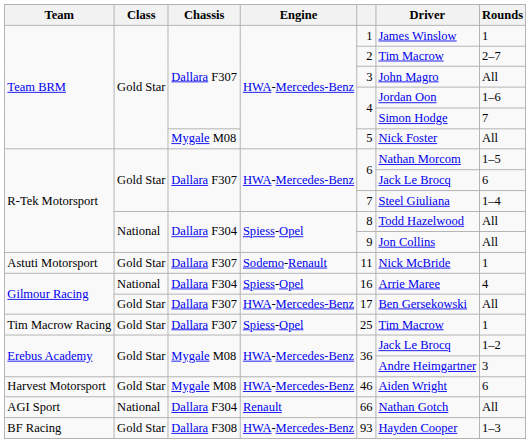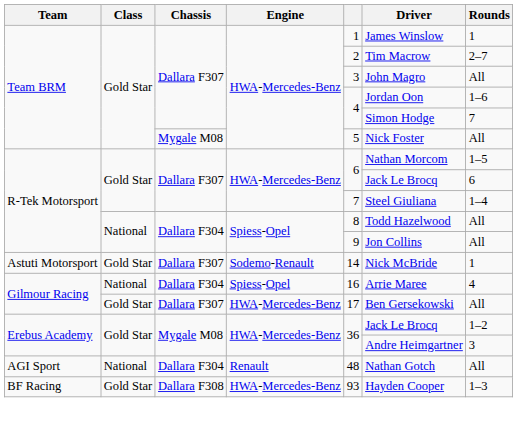(367, 263) 11 -> (353, 263) 14
- row: (59, 325)
- row: (57, 387)
(366, 407) 66 -> (353, 366) 48
